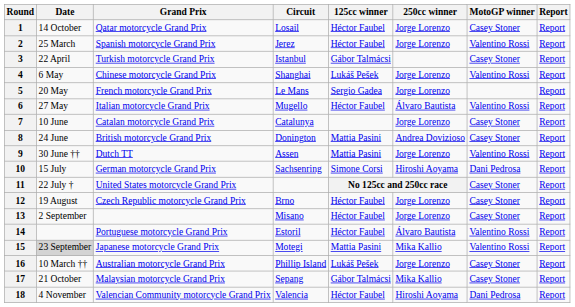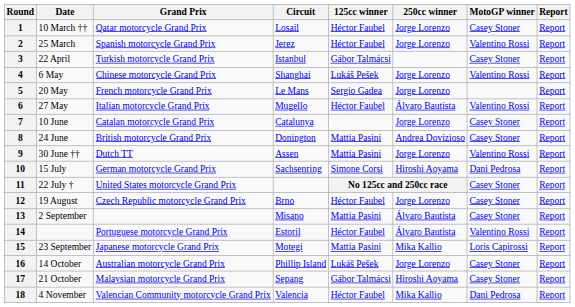(60, 27) 14 October -> (63, 27) 10 March ††
(358, 216) Héctor Faubel -> (356, 216) Mattia Pasini
(423, 216) Jorge Lorenzo -> (425, 216) Álvaro Bautista
(65, 247) lightgrey background -> (65, 247) no background
(499, 247) Valentino Rossi -> (499, 247) Loris Capirossi
(63, 263) 10 March †† -> (60, 263) 14 October
(419, 278) Mika Kallio -> (427, 278) Hiroshi Aoyama
(427, 294) Hiroshi Aoyama -> (419, 294) Mika Kallio
